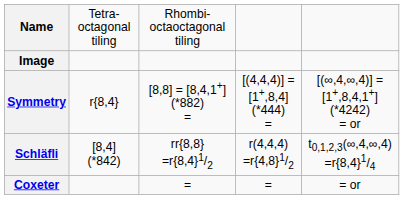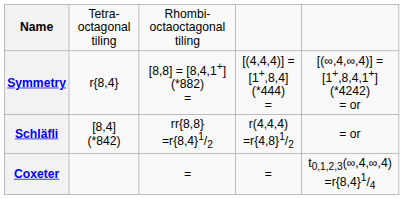- row: (37, 60)
(350, 154) t0,1,2,3(∞,4,∞,4) =r{8,4}1/4 -> (350, 134) = or
(350, 184) = or -> (350, 174) t0,1,2,3(∞,4,∞,4) =r{8,4}1/4
